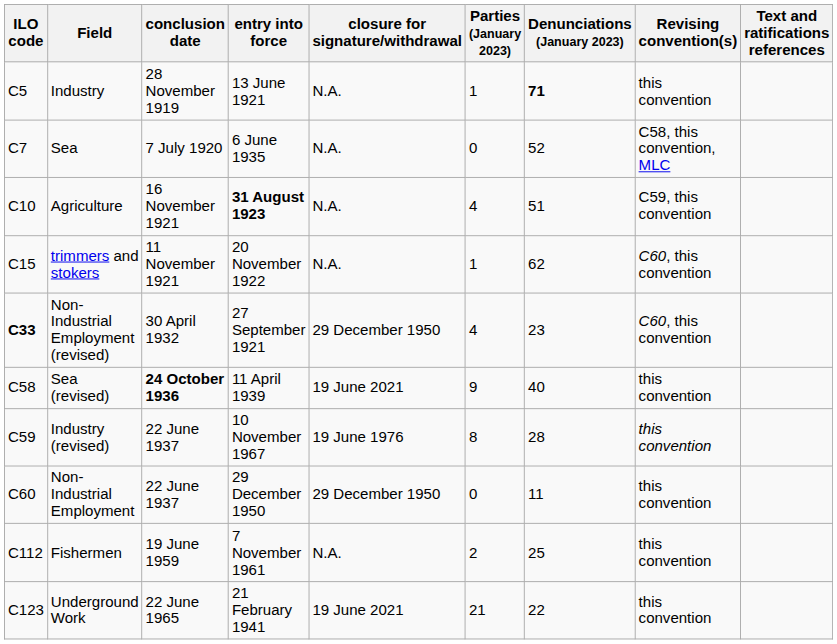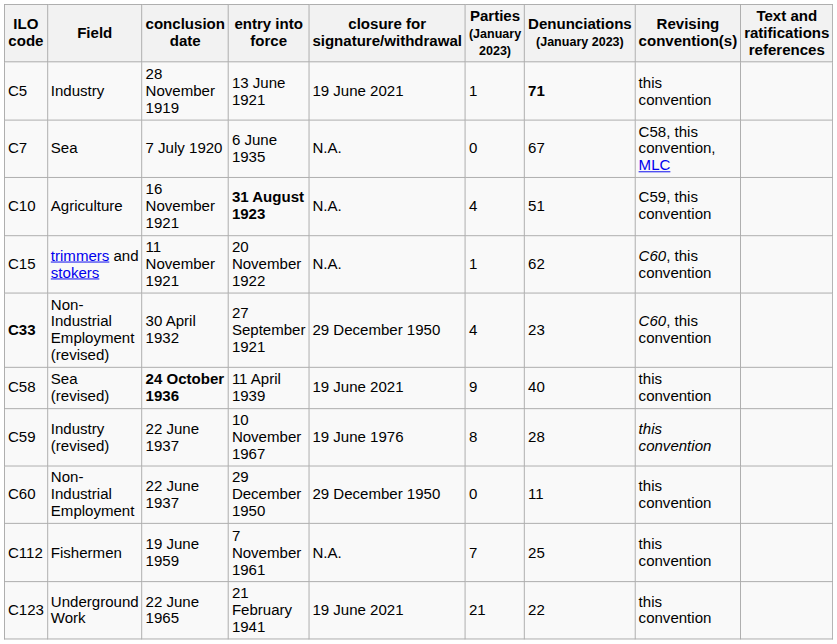(327, 91) N.A. -> (358, 91) 19 June 2021
(536, 148) 52 -> (536, 148) 67
(473, 552) 2 -> (473, 552) 7
